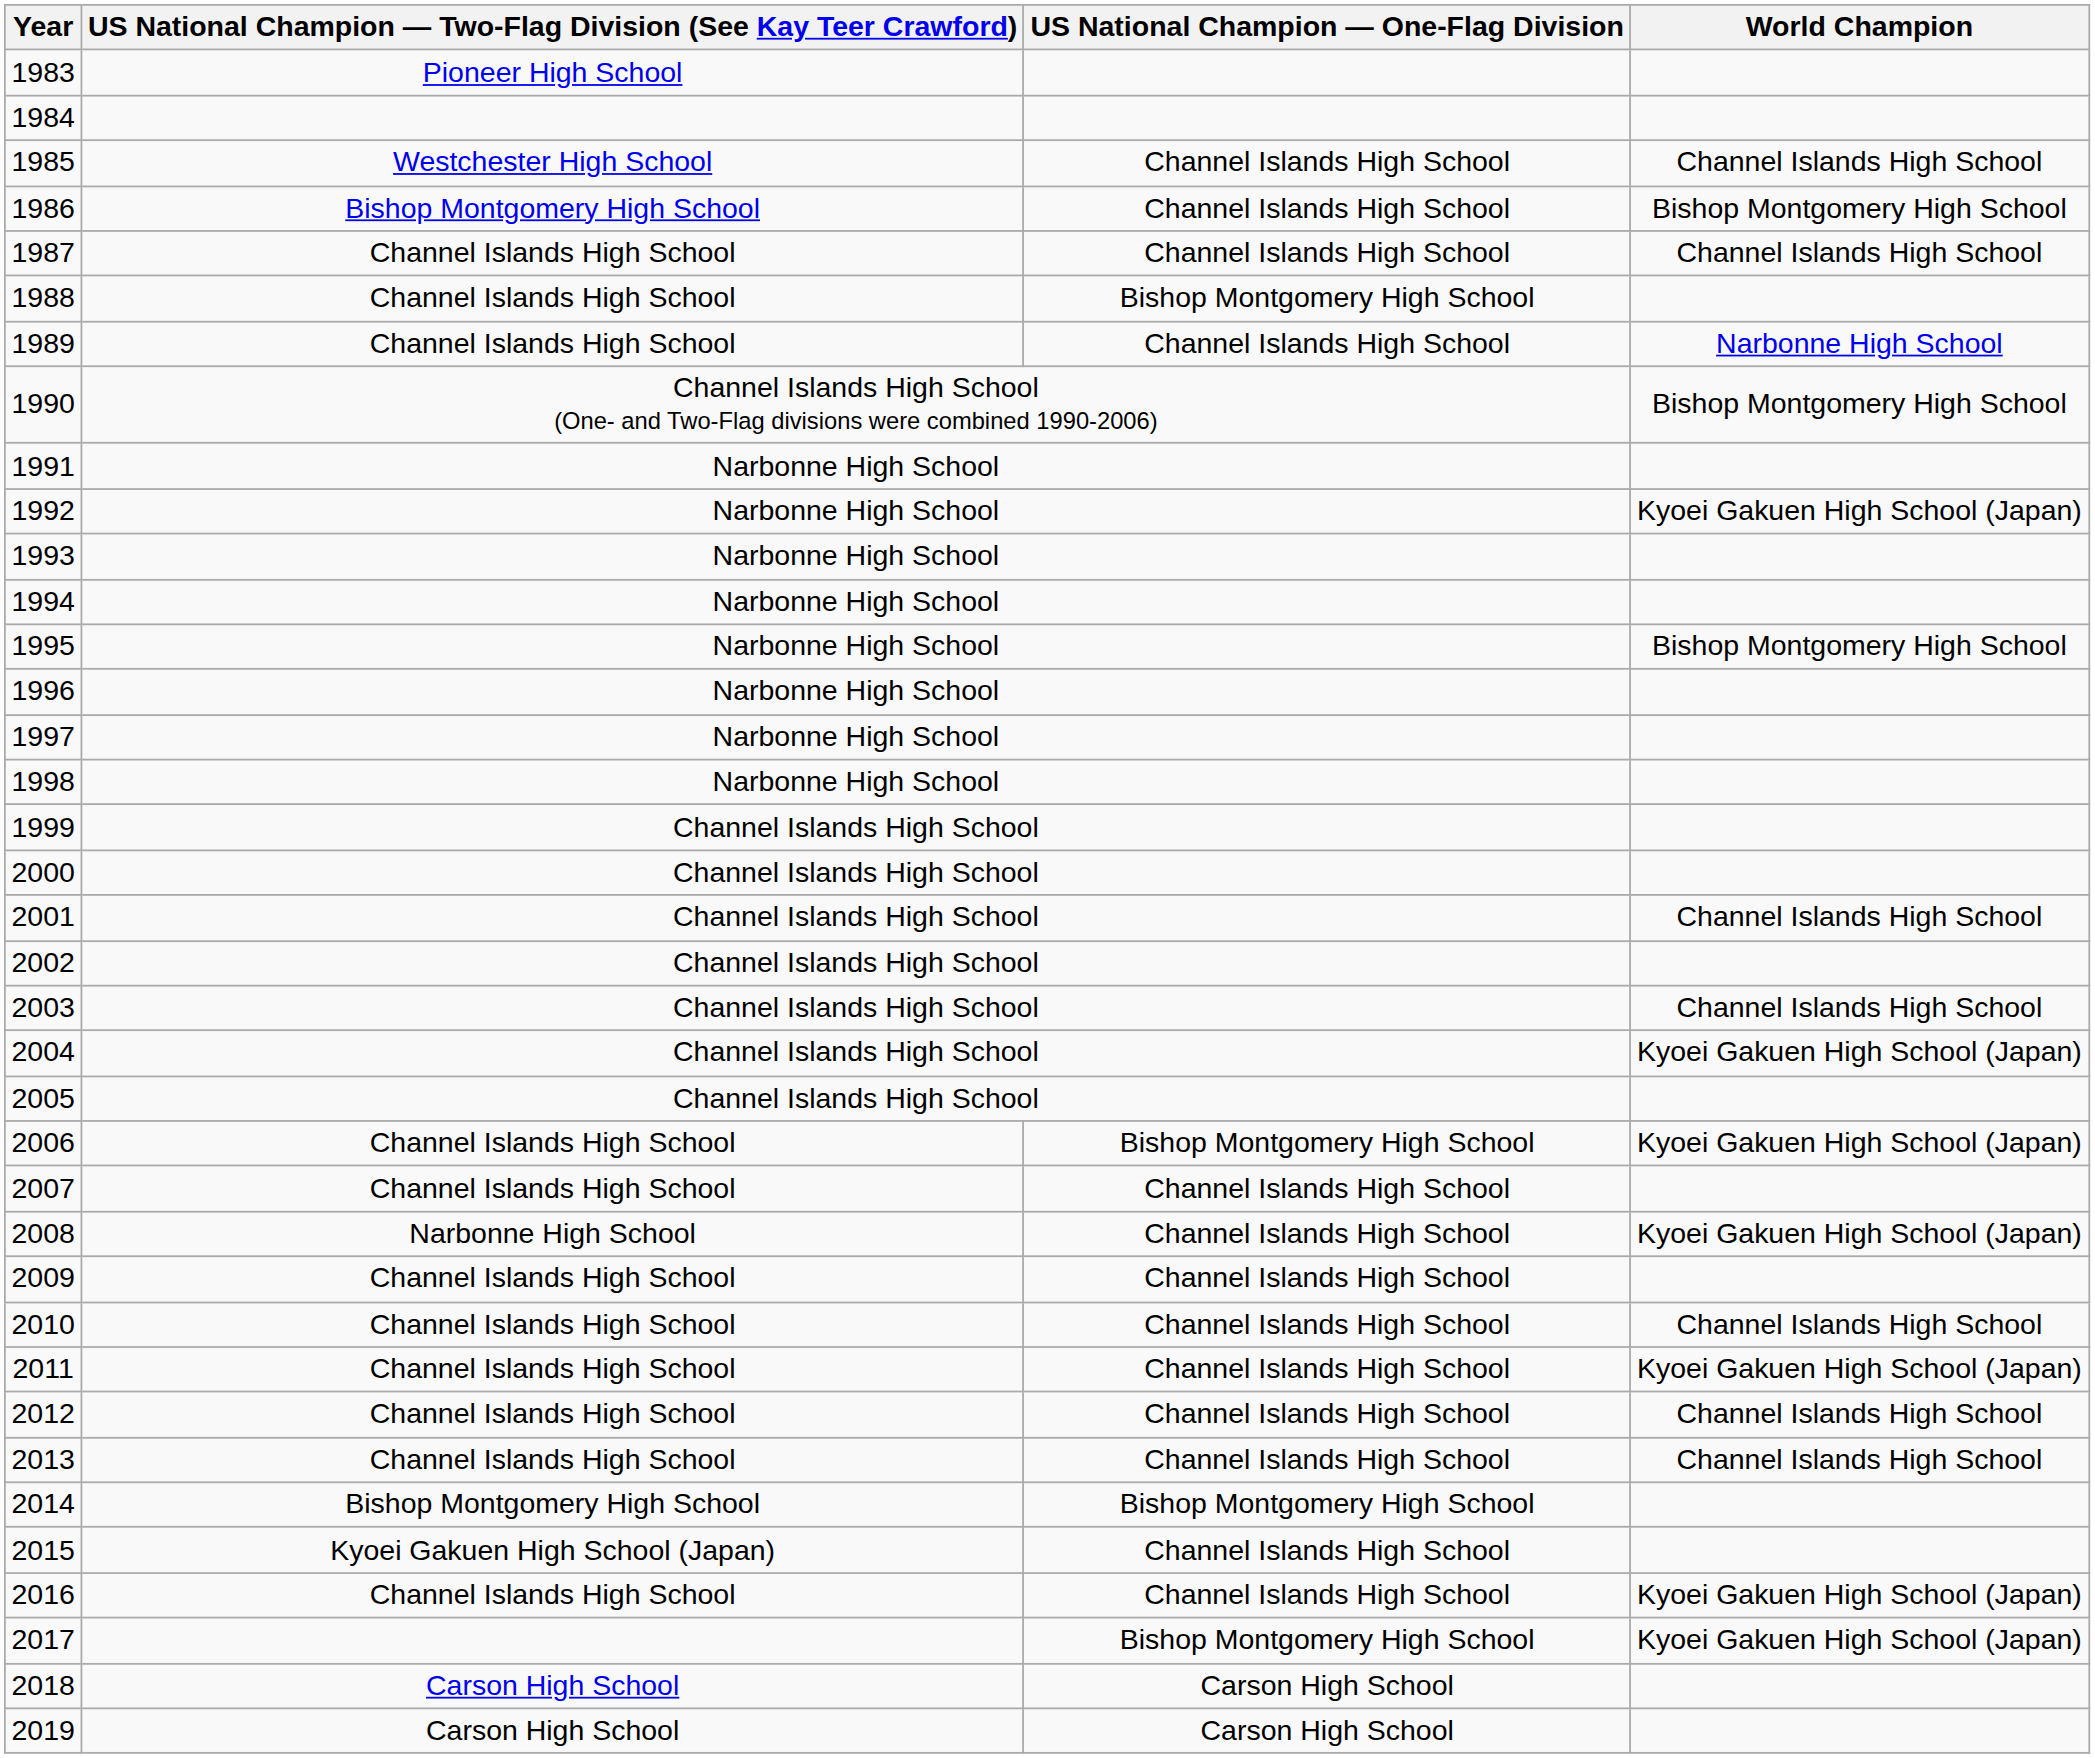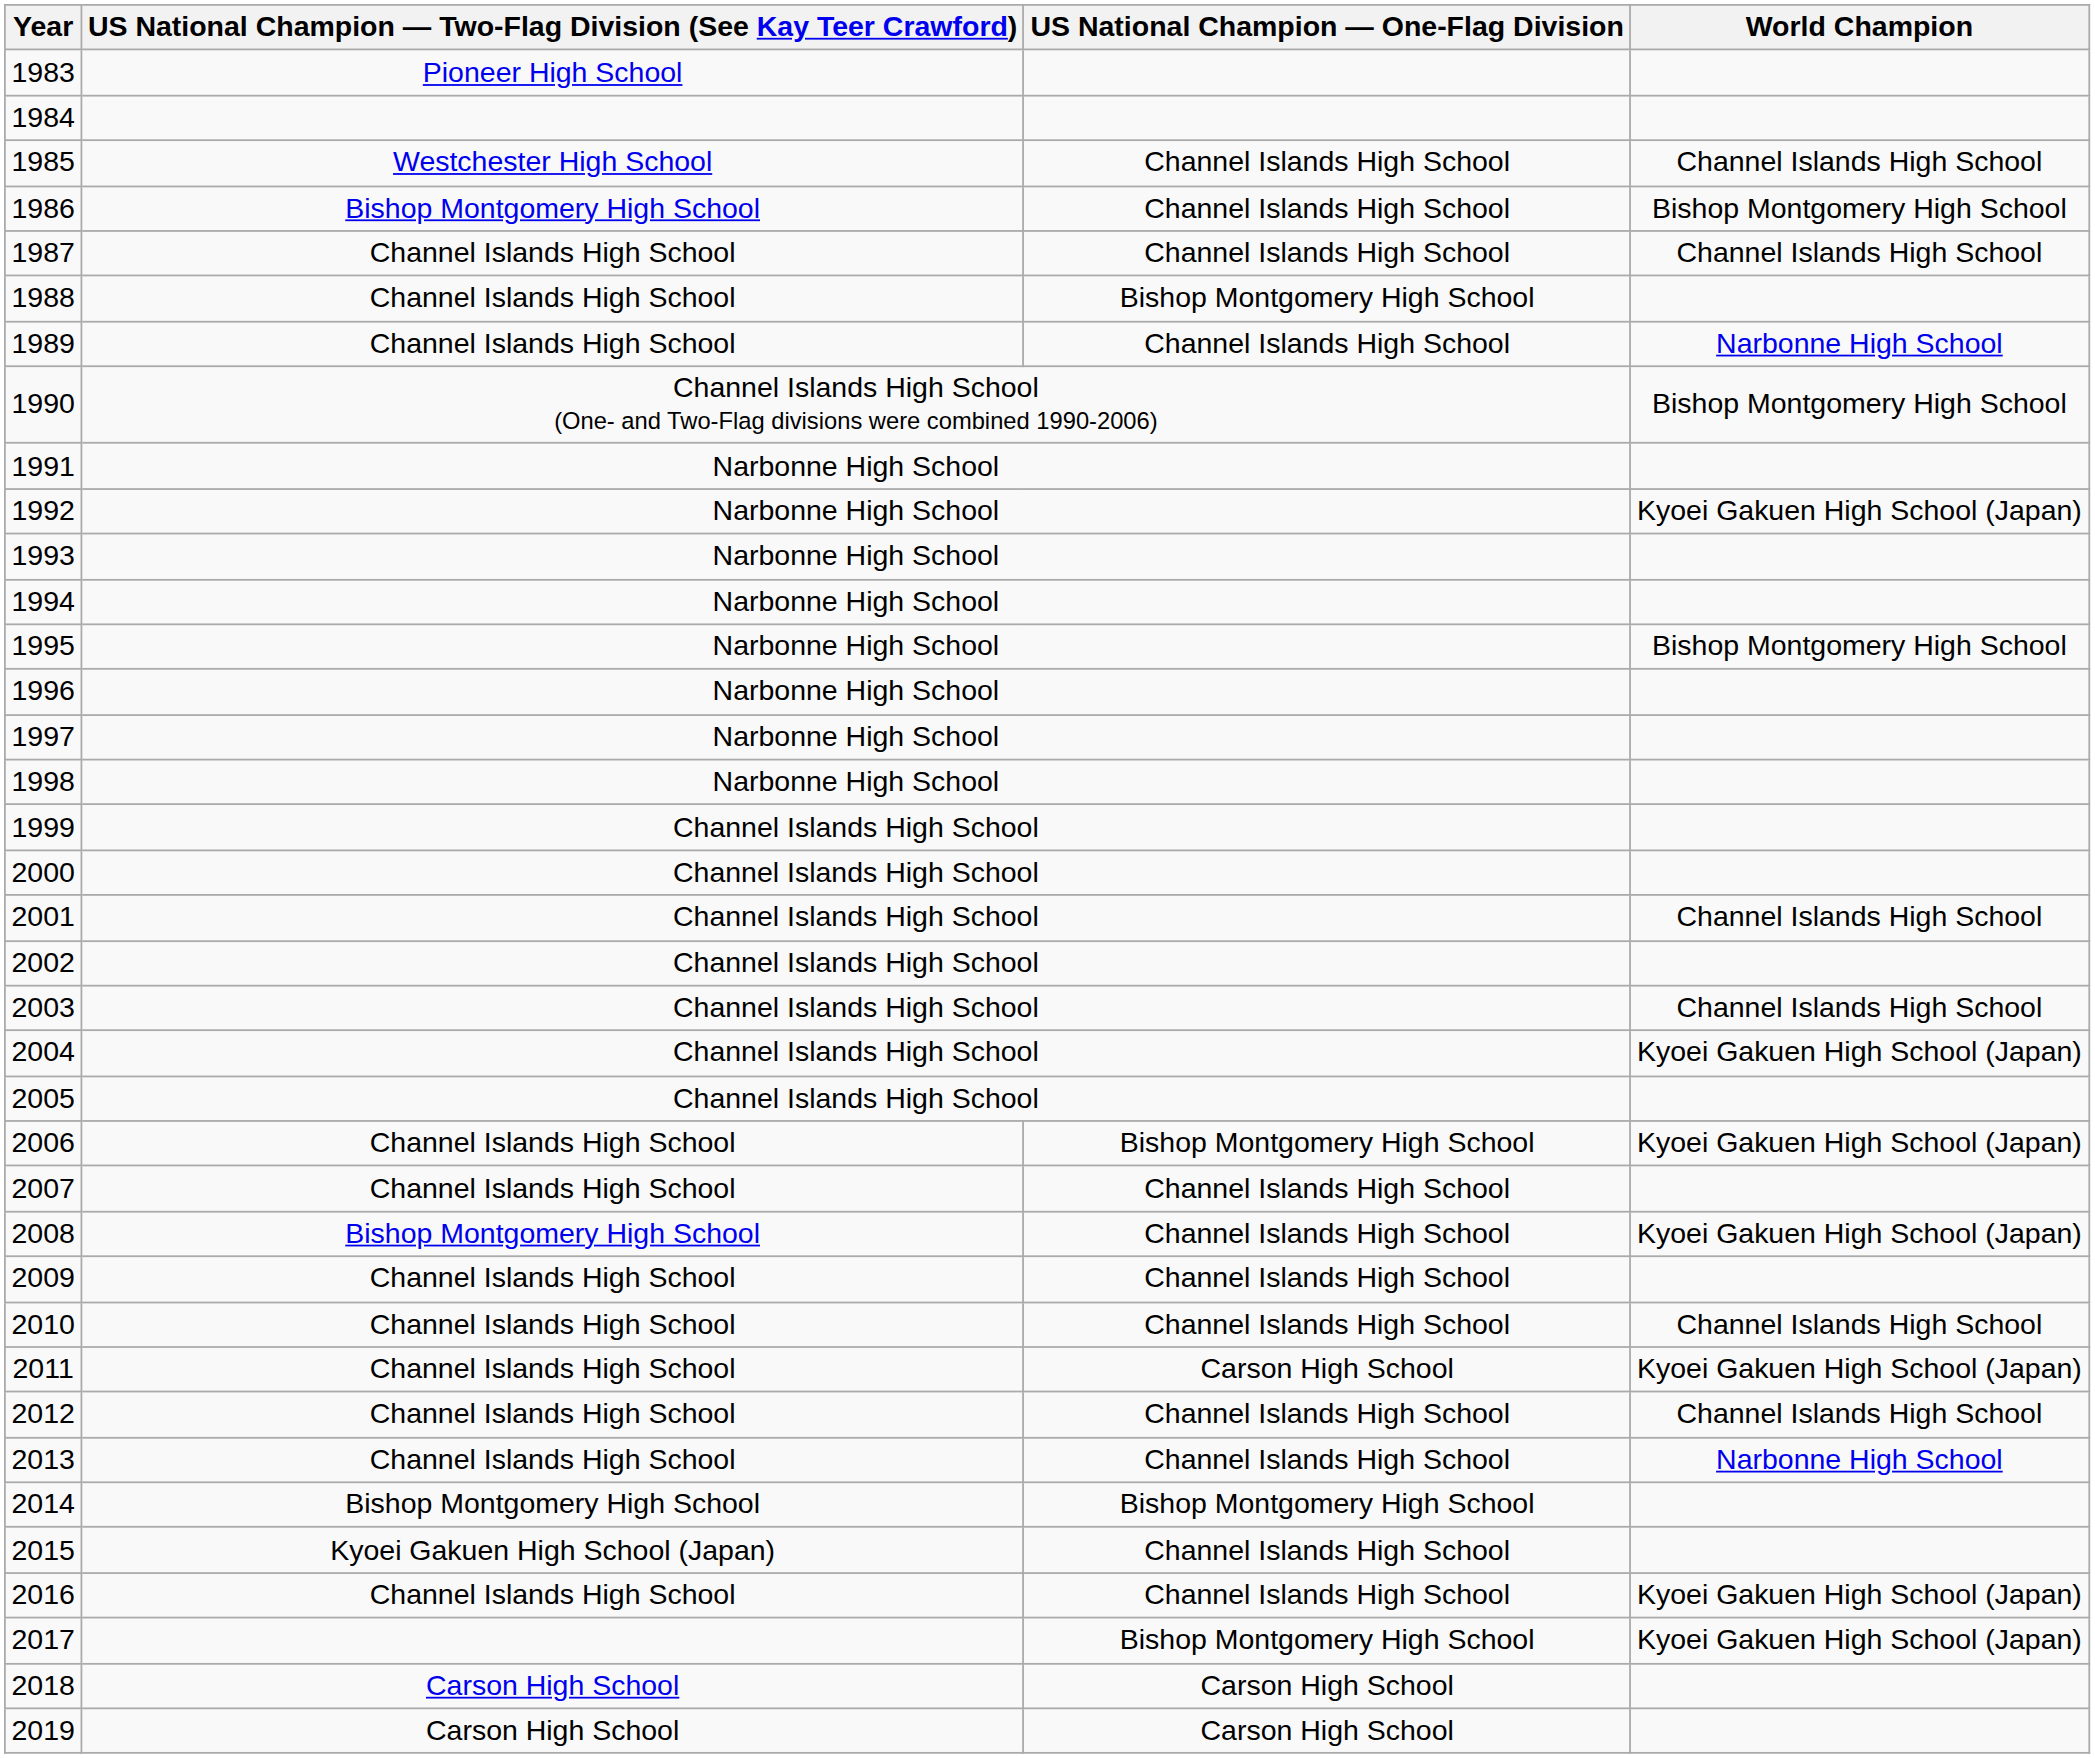(553, 1233) Narbonne High School -> (553, 1233) Bishop Montgomery High School
(1327, 1368) Channel Islands High School -> (1327, 1368) Carson High School
(1859, 1459) Channel Islands High School -> (1859, 1459) Narbonne High School
